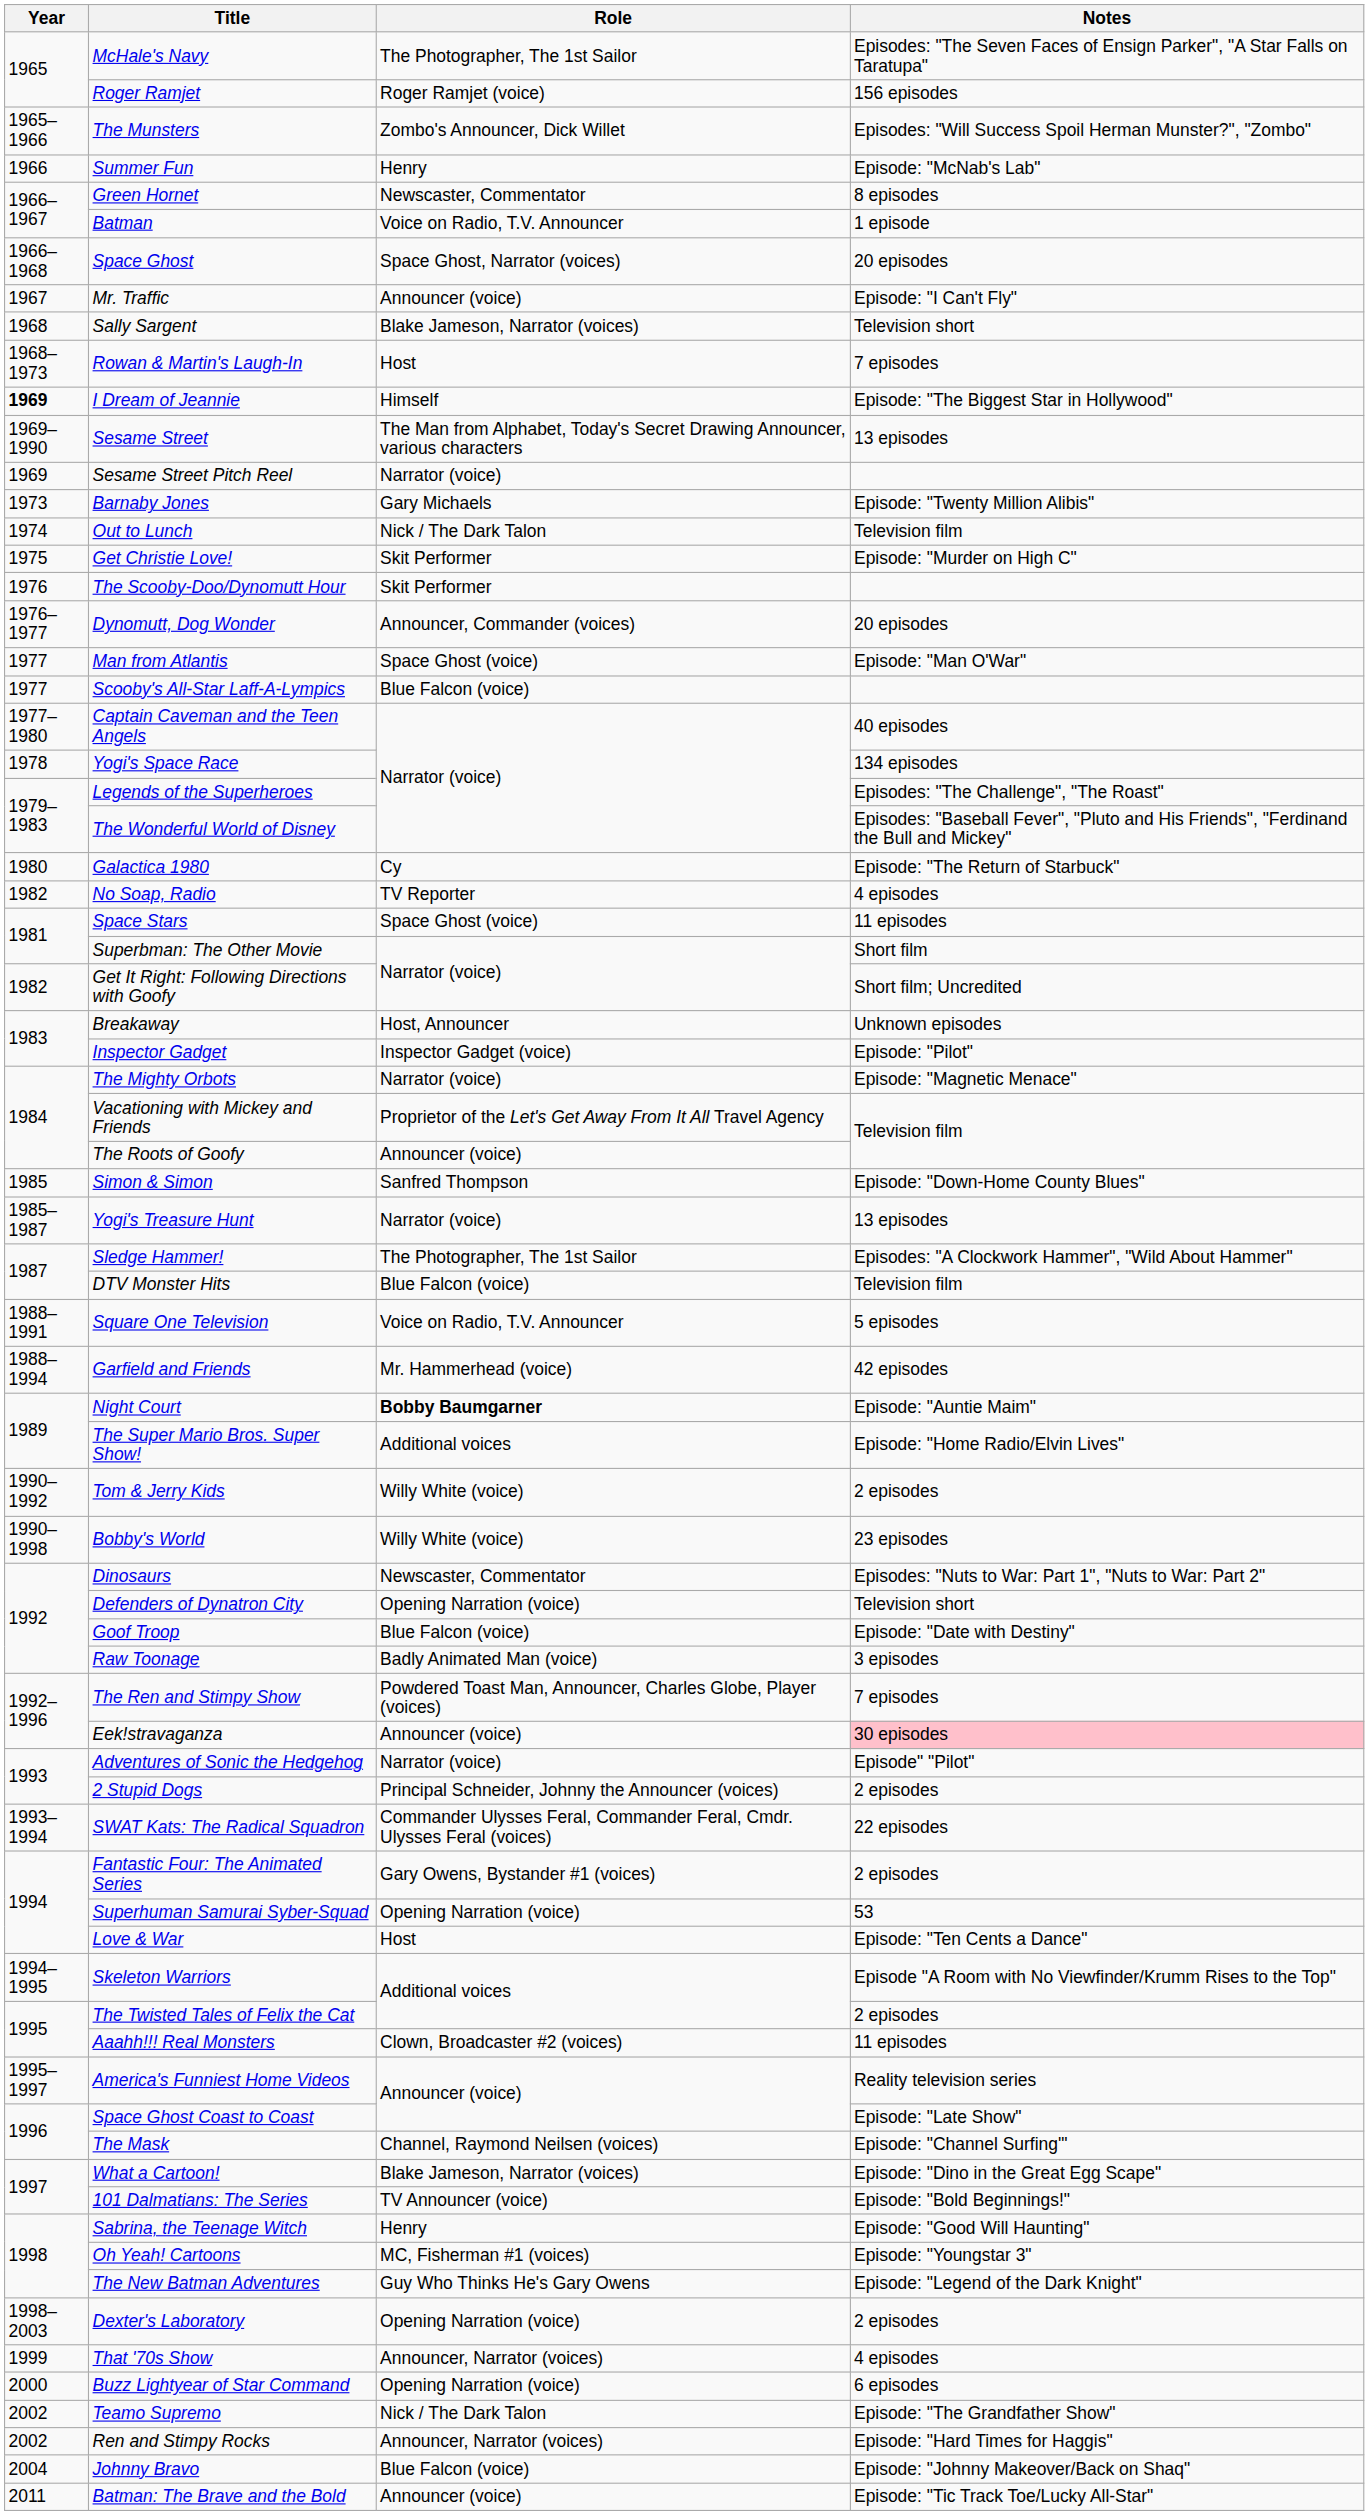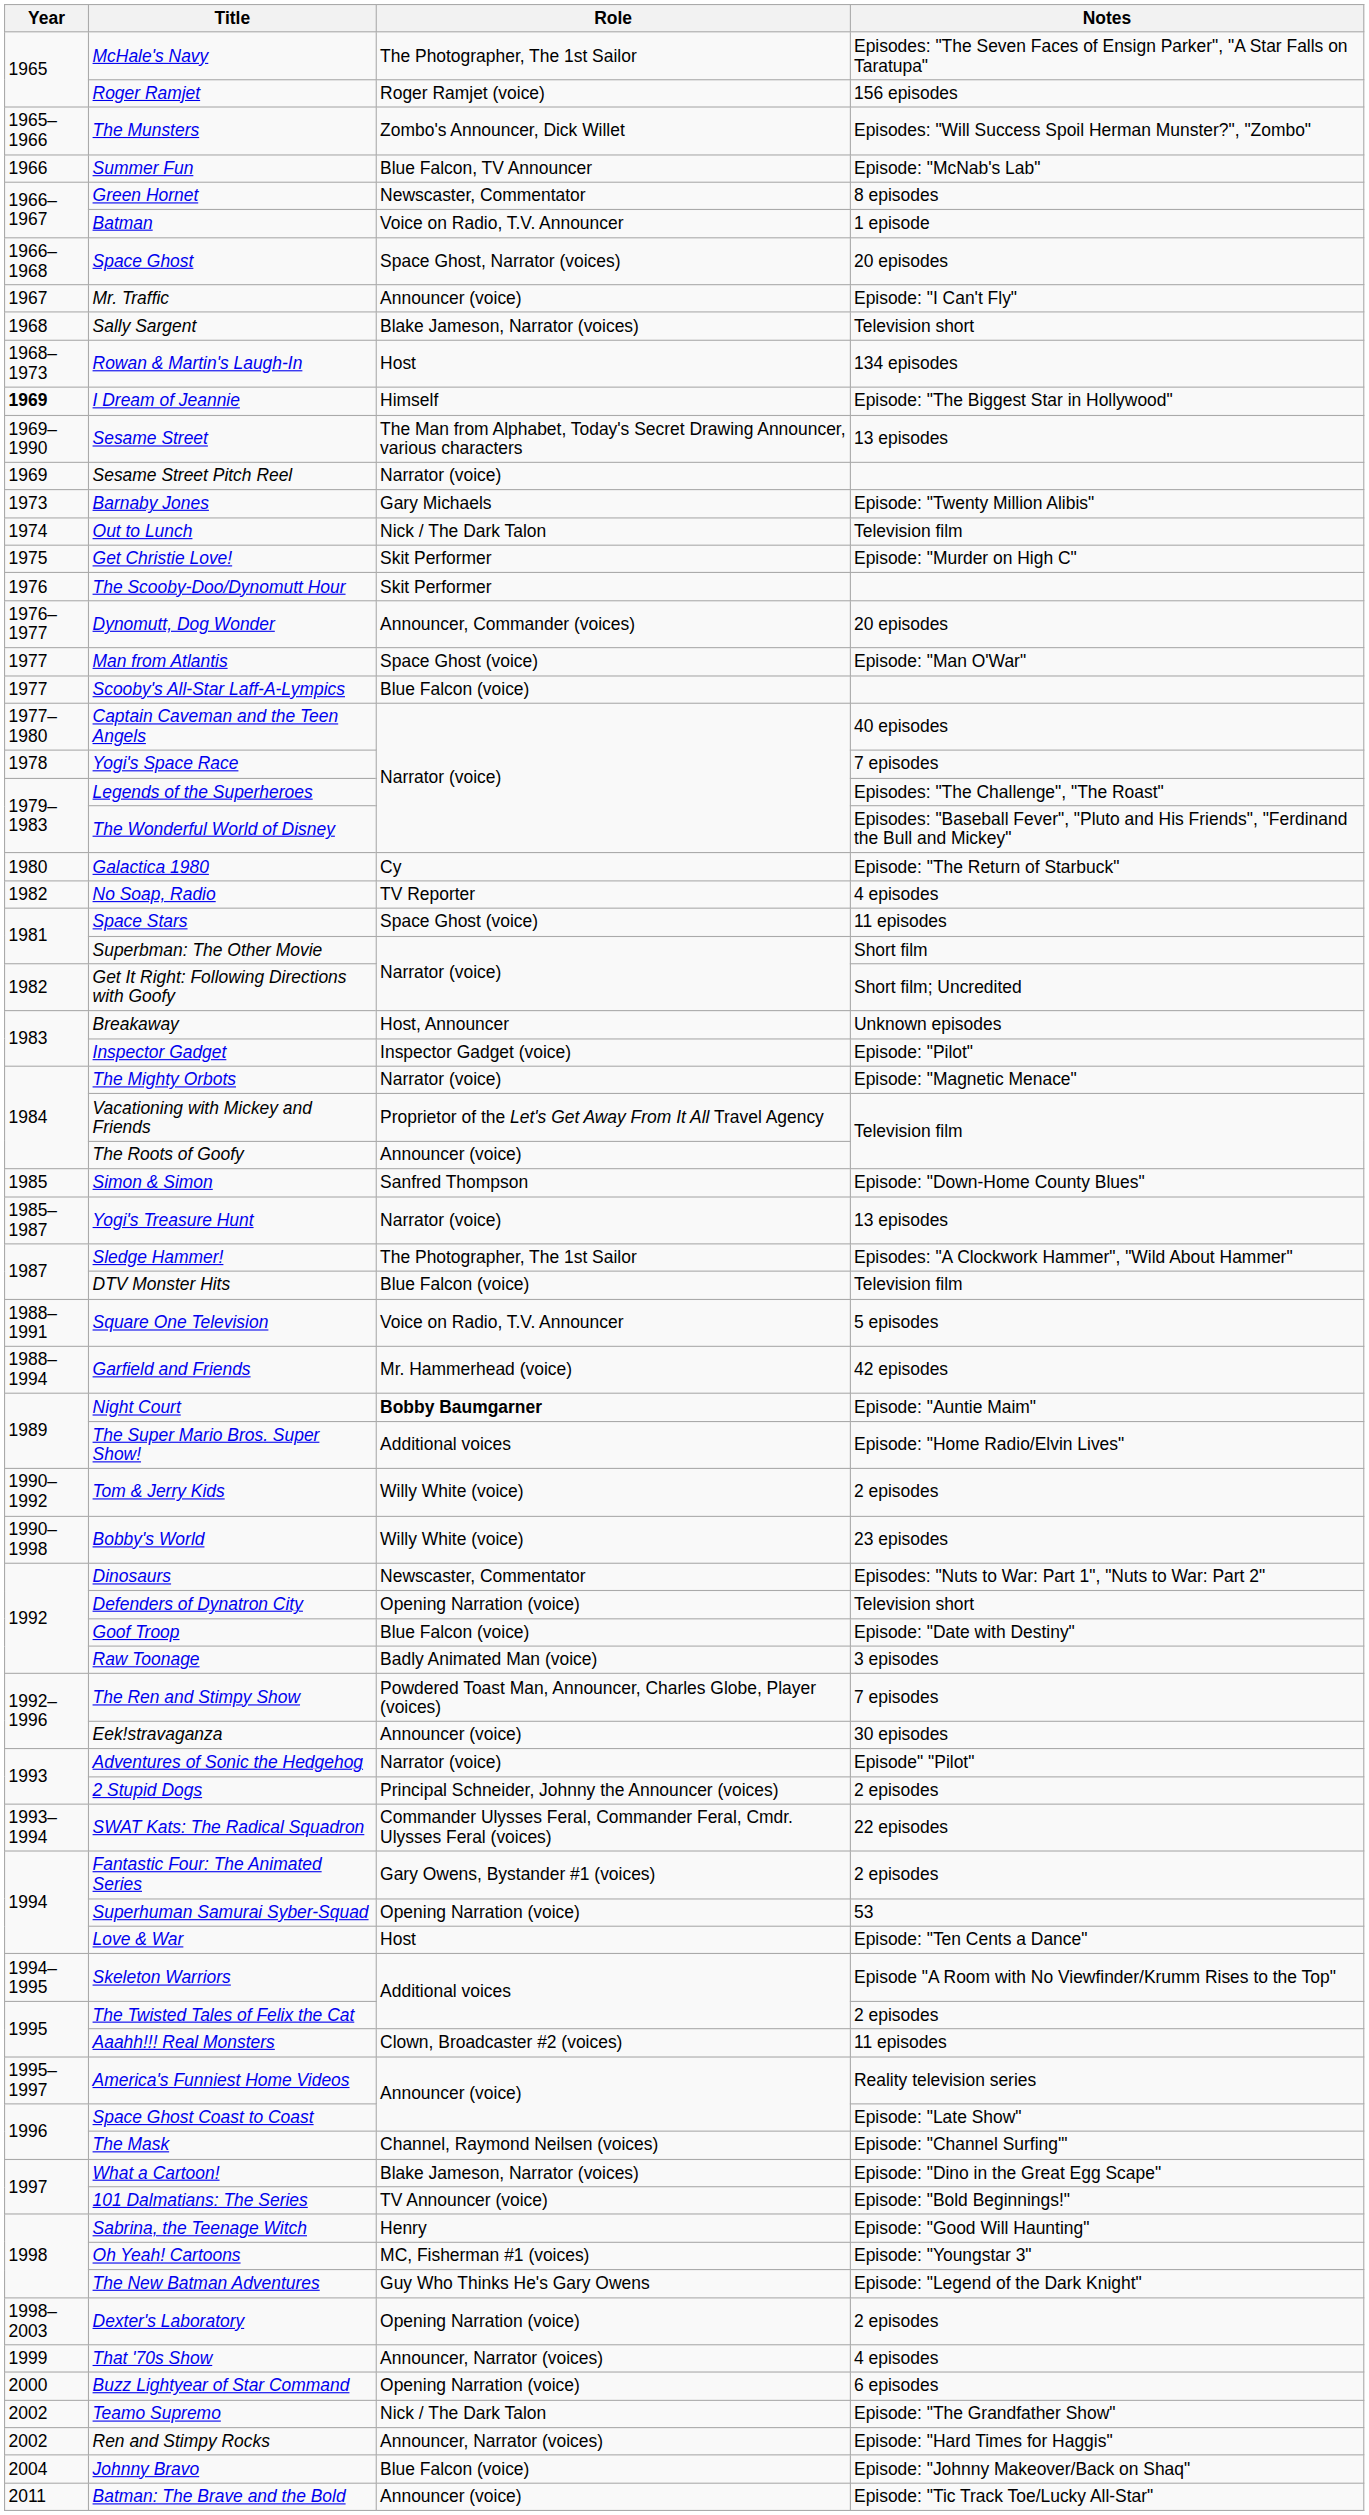(403, 168) Henry -> (486, 168) Blue Falcon, TV Announcer
(896, 363) 7 episodes -> (906, 363) 134 episodes
(906, 764) 134 episodes -> (896, 764) 7 episodes
(901, 1734) pink background -> (901, 1734) no background
